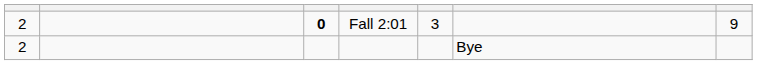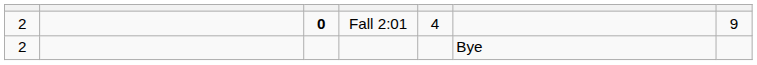(435, 23) 3 -> (435, 23) 4
